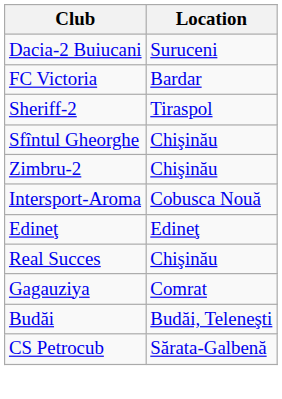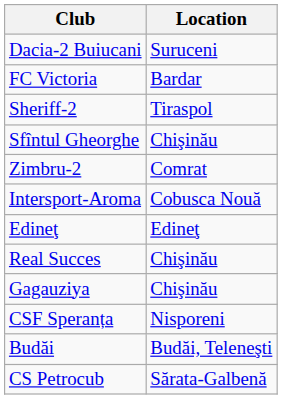(184, 169) Chişinău -> (179, 169) Comrat
(179, 288) Comrat -> (184, 288) Chişinău
+ row: (61, 318)
